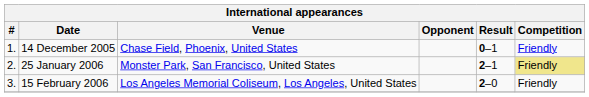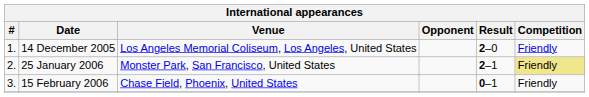(209, 48) Chase Field, Phoenix, United States -> (268, 48) Los Angeles Memorial Coliseum, Los Angeles, United States
(488, 48) 0–1 -> (488, 48) 2–0
(268, 83) Los Angeles Memorial Coliseum, Los Angeles, United States -> (209, 83) Chase Field, Phoenix, United States
(488, 83) 2–0 -> (488, 83) 0–1
